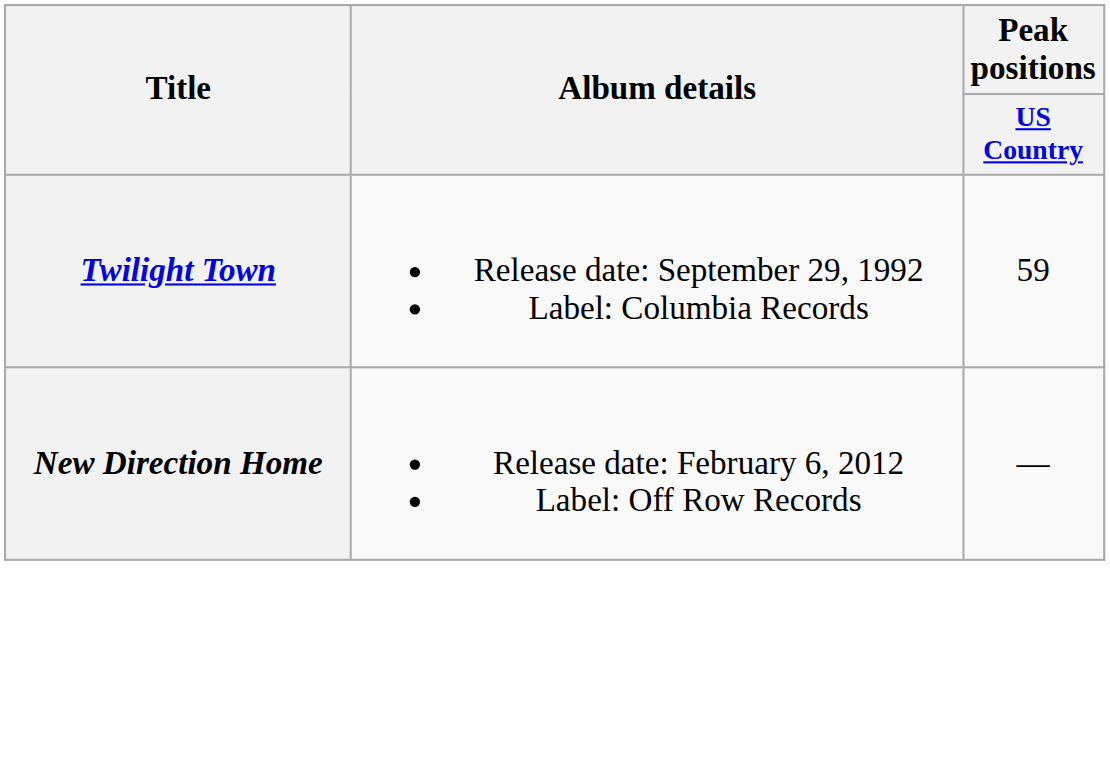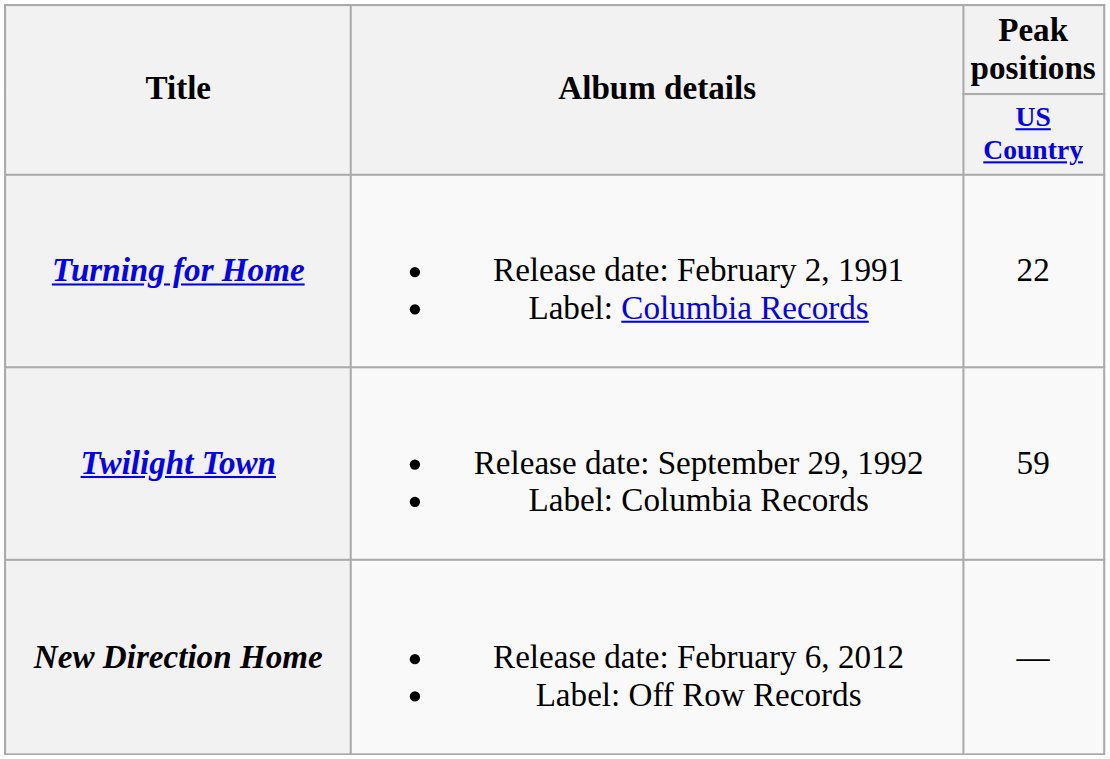+ row: (178, 270)
